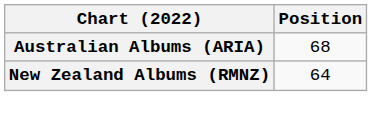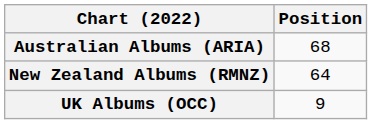+ row: (139, 104)
